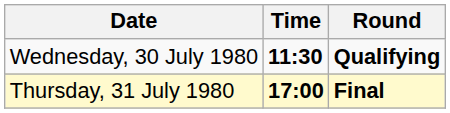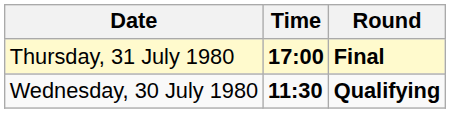rows swapped: (134, 56) <-> (122, 90)
